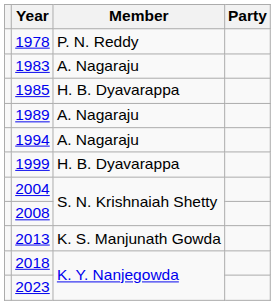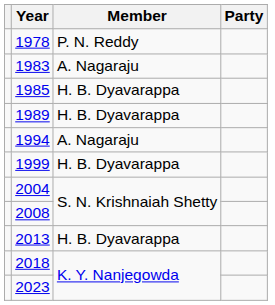(98, 115) A. Nagaraju -> (118, 115) H. B. Dyavarappa
(139, 238) K. S. Manjunath Gowda -> (118, 238) H. B. Dyavarappa
